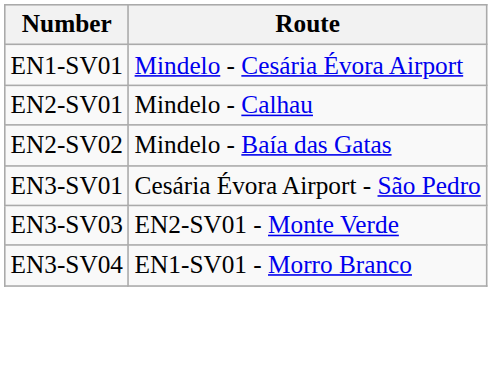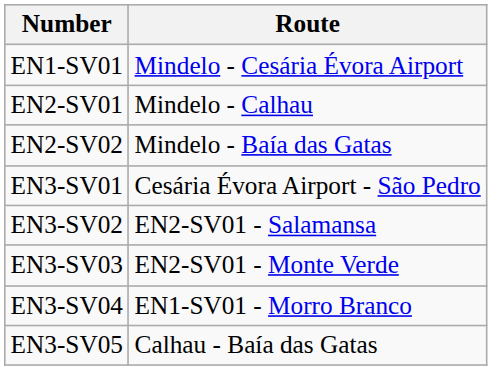+ row: (67, 225)
+ row: (67, 345)
